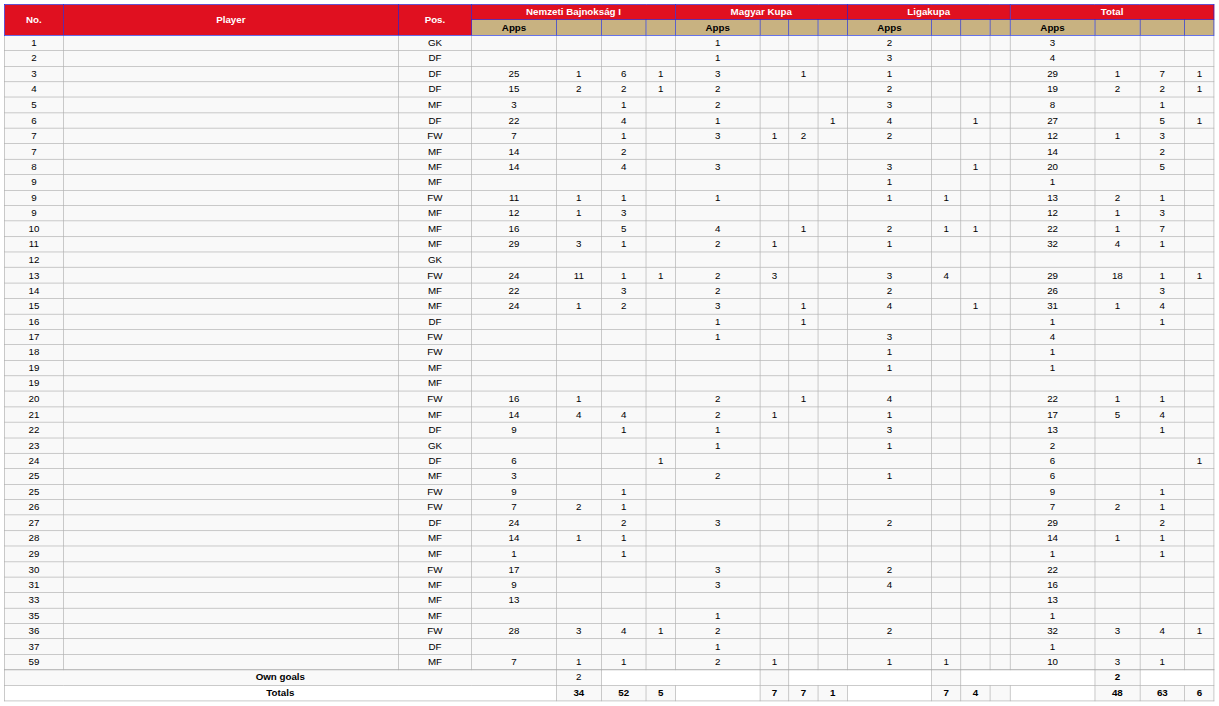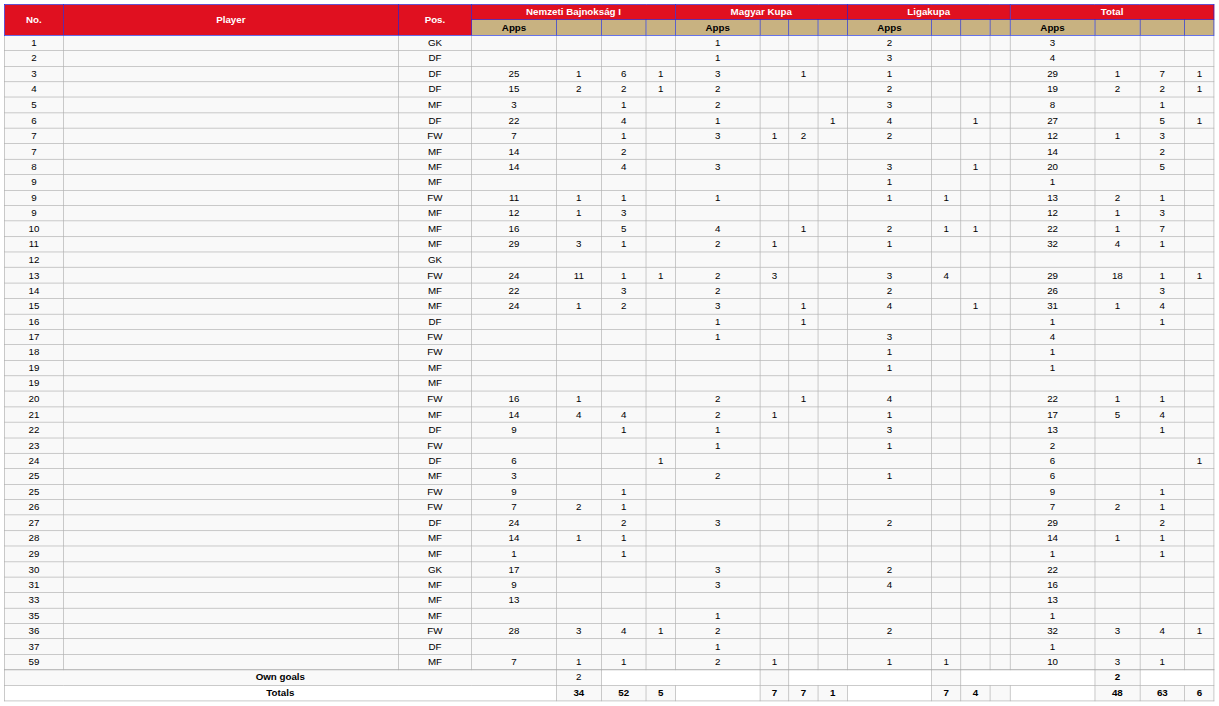(435, 445) GK -> (435, 445) FW
(435, 569) FW -> (435, 569) GK
